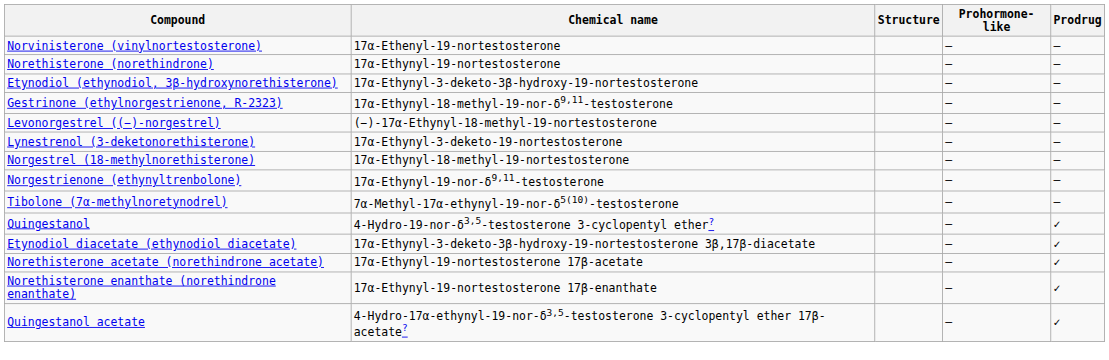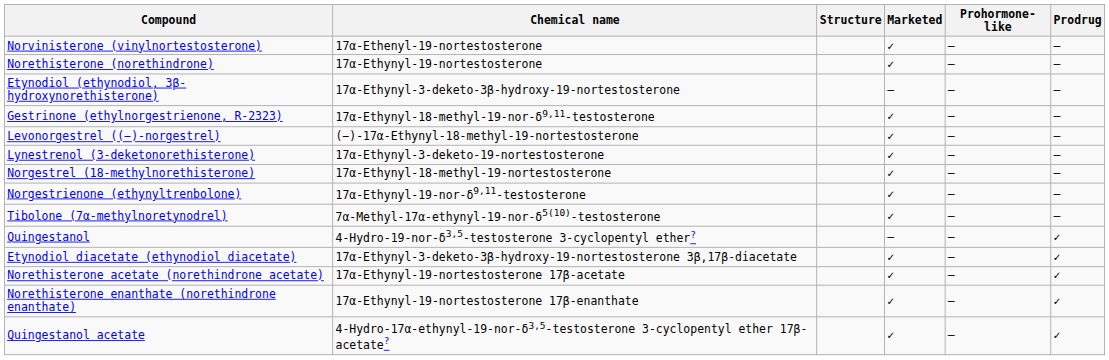+ column: (915, 20)
